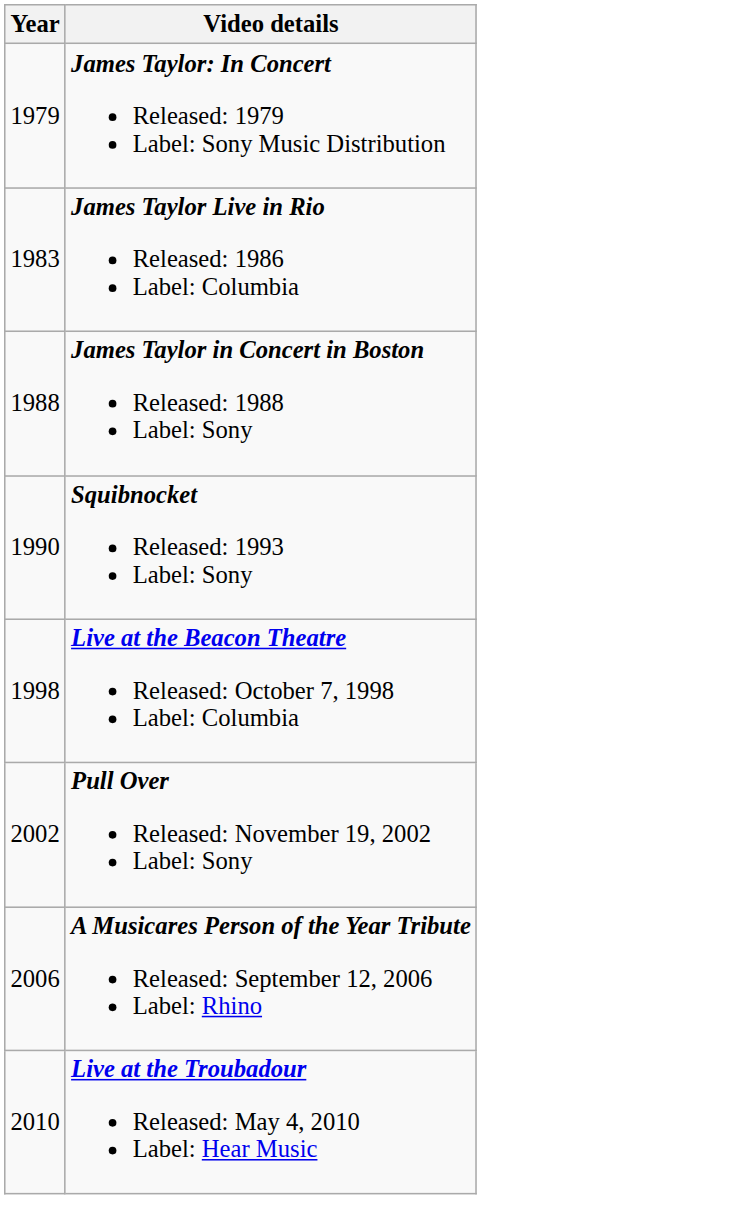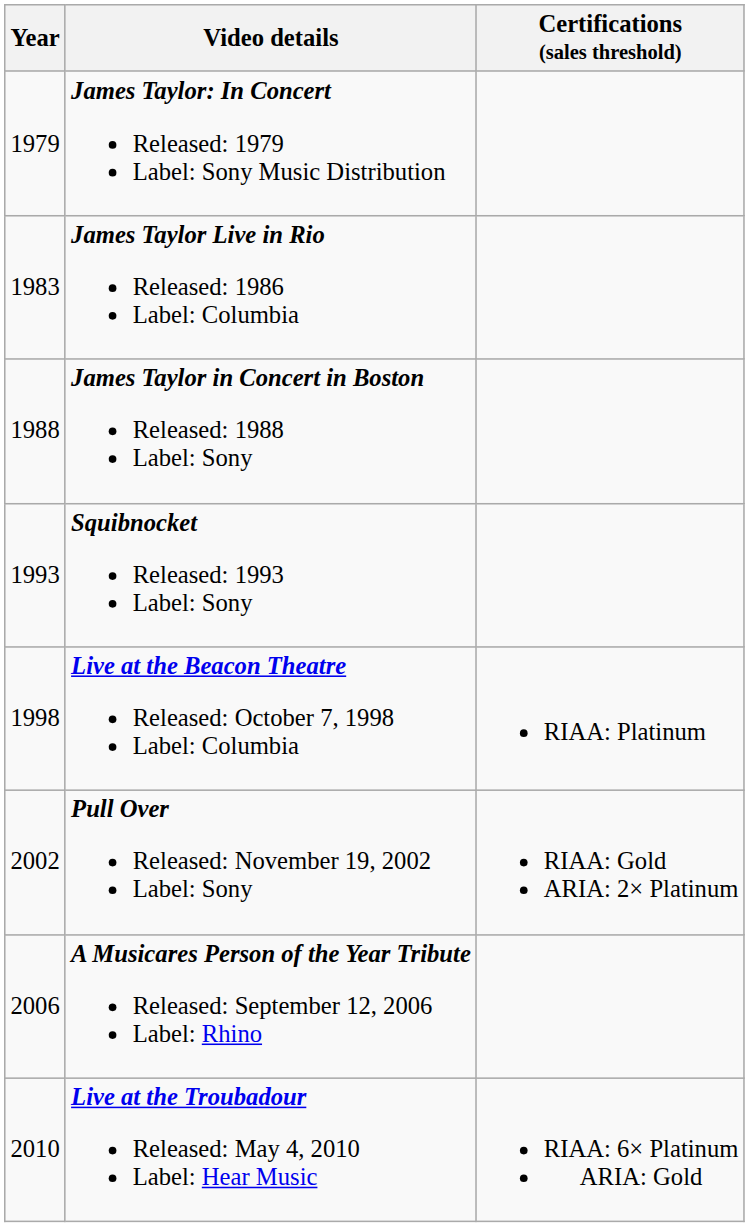+ column: (610, 37)
(35, 546) 1990 -> (35, 574) 1993
